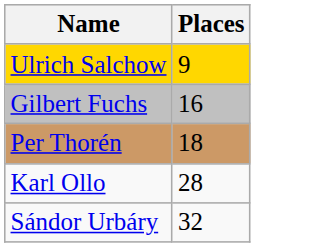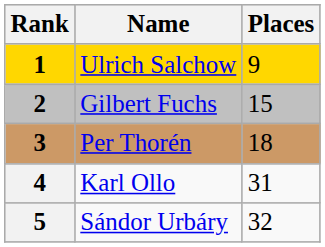+ column: (40, 24)
(190, 103) 16 -> (260, 103) 15
(190, 182) 28 -> (260, 182) 31
